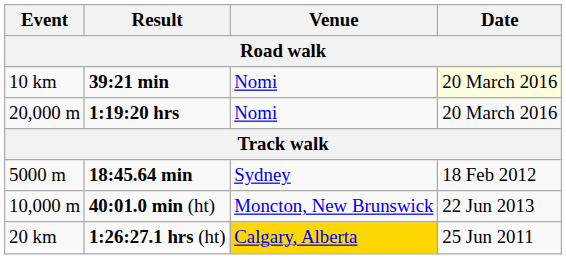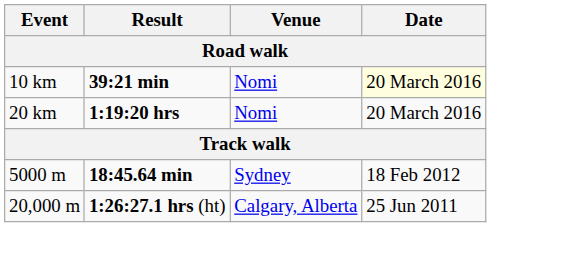(45, 113) 20,000 m -> (33, 113) 20 km
- row: (152, 206)
(33, 237) 20 km -> (45, 206) 20,000 m
(296, 237) gold background -> (296, 206) no background
